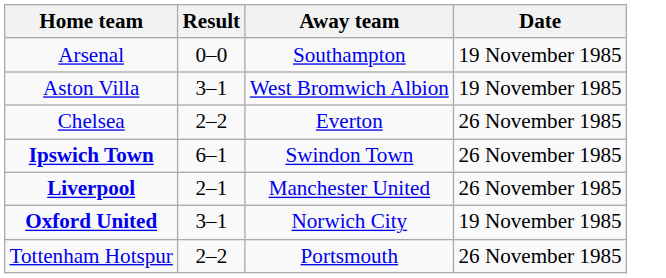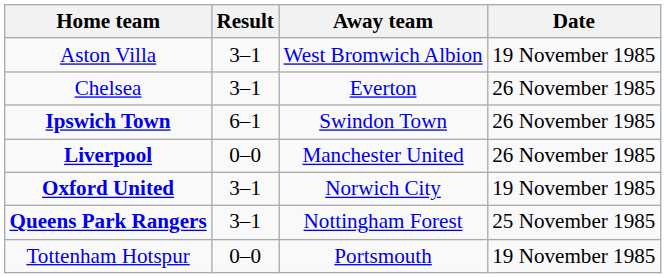- row: (91, 54)
(211, 121) 2–2 -> (245, 88) 3–1
(211, 188) 2–1 -> (245, 155) 0–0
+ row: (108, 222)
(211, 255) 2–2 -> (245, 255) 0–0
(540, 255) 26 November 1985 -> (574, 255) 19 November 1985
